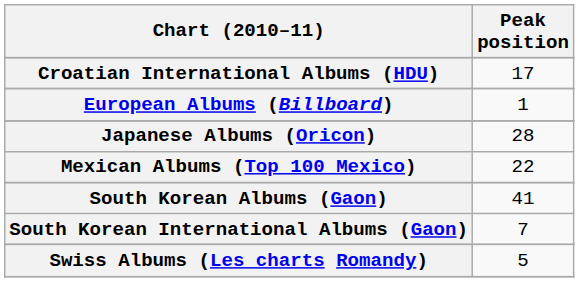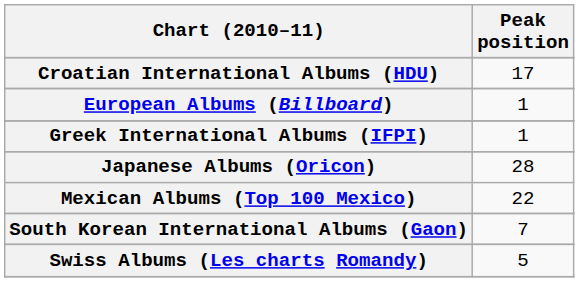+ row: (239, 136)
- row: (239, 198)
